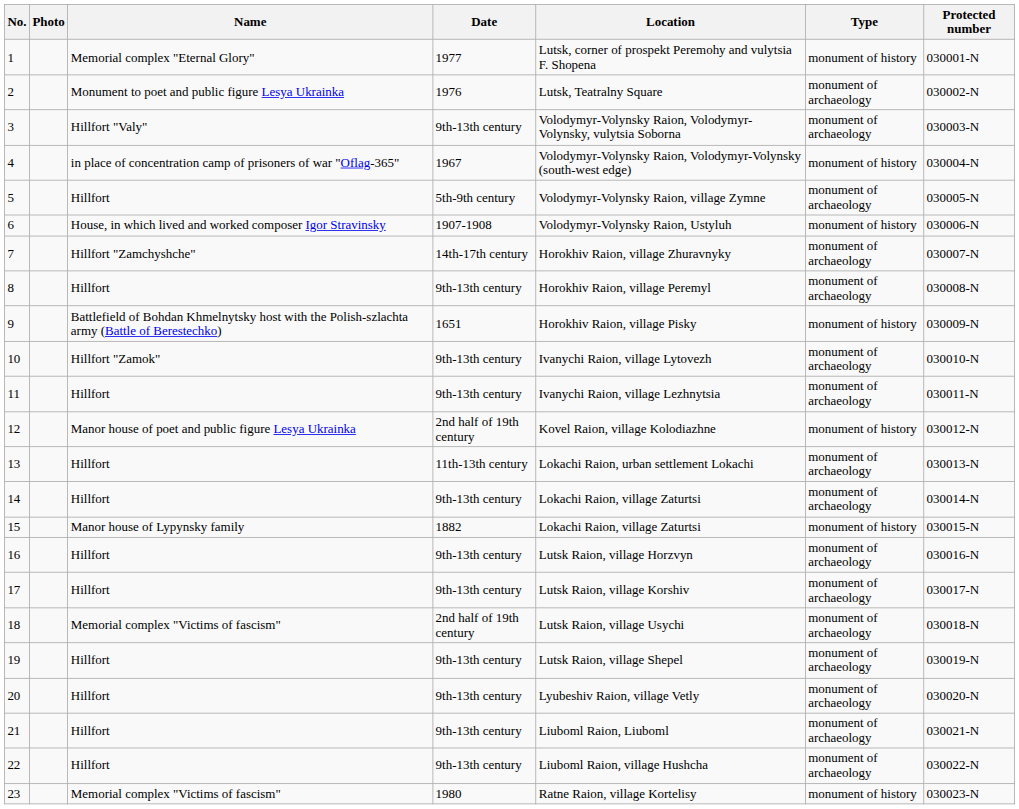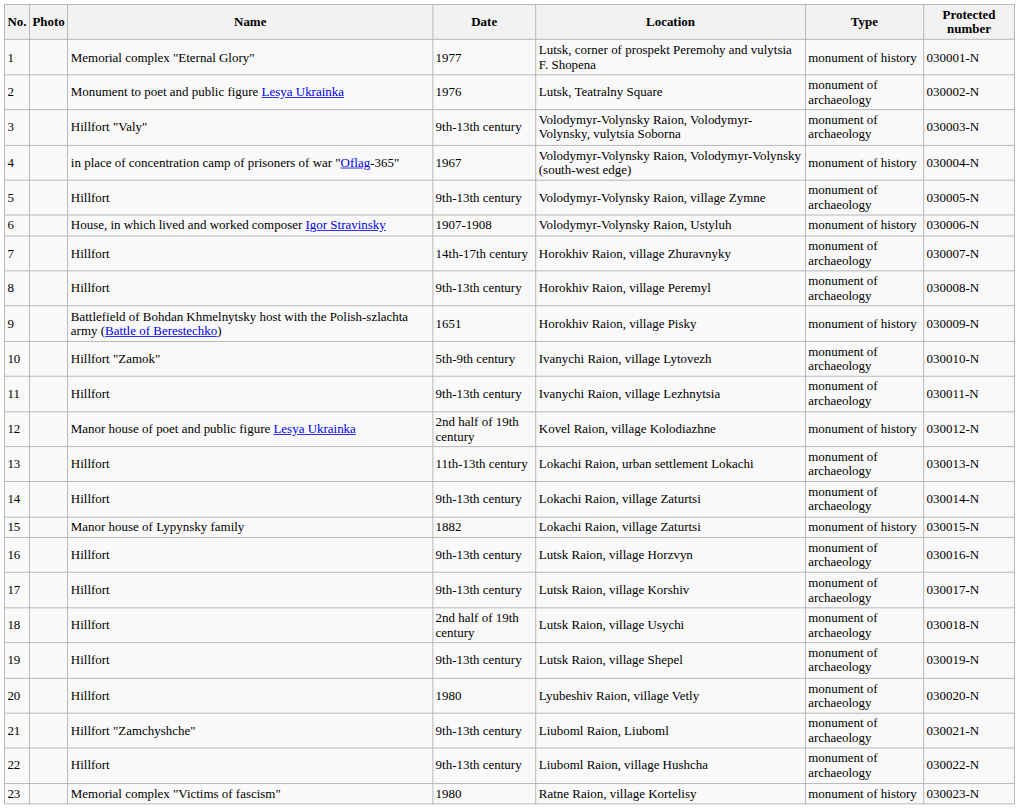(475, 197) 5th-9th century -> (479, 197) 9th-13th century
(133, 253) Hillfort "Zamchyshche" -> (90, 253) Hillfort
(479, 358) 9th-13th century -> (475, 358) 5th-9th century
(176, 625) Memorial complex "Victims of fascism" -> (90, 625) Hillfort
(479, 695) 9th-13th century -> (449, 695) 1980
(90, 730) Hillfort -> (133, 730) Hillfort "Zamchyshche"
